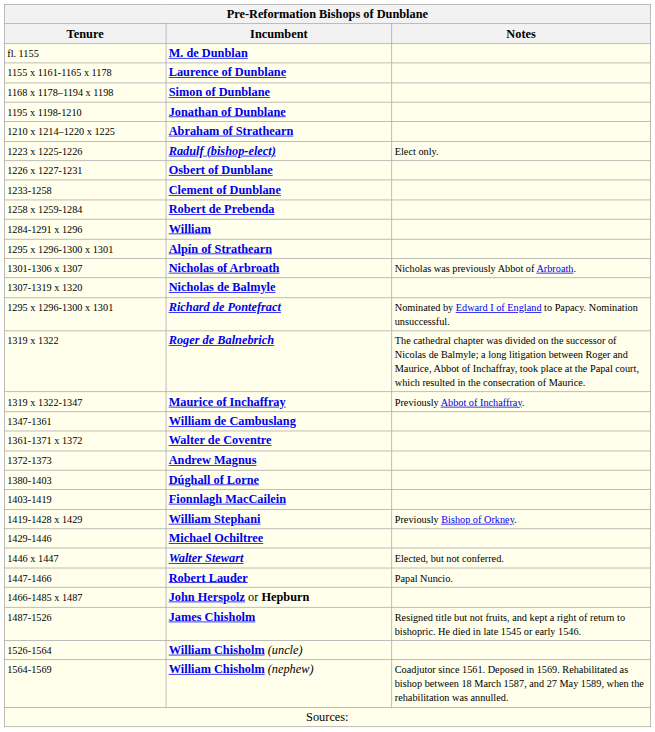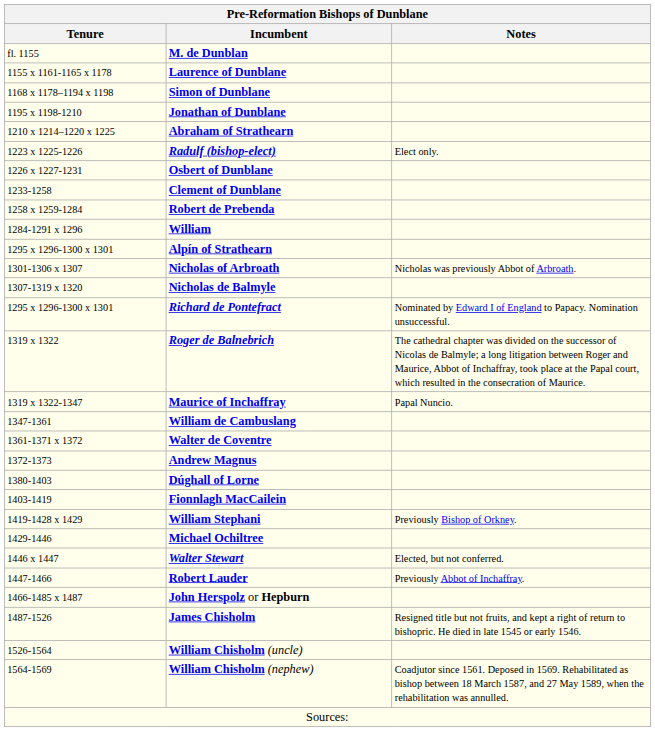(460, 402) Previously Abbot of Inchaffray. -> (424, 402) Papal Nuncio.
(424, 578) Papal Nuncio. -> (460, 578) Previously Abbot of Inchaffray.
